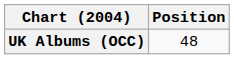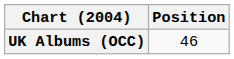(189, 42) 48 -> (189, 42) 46
